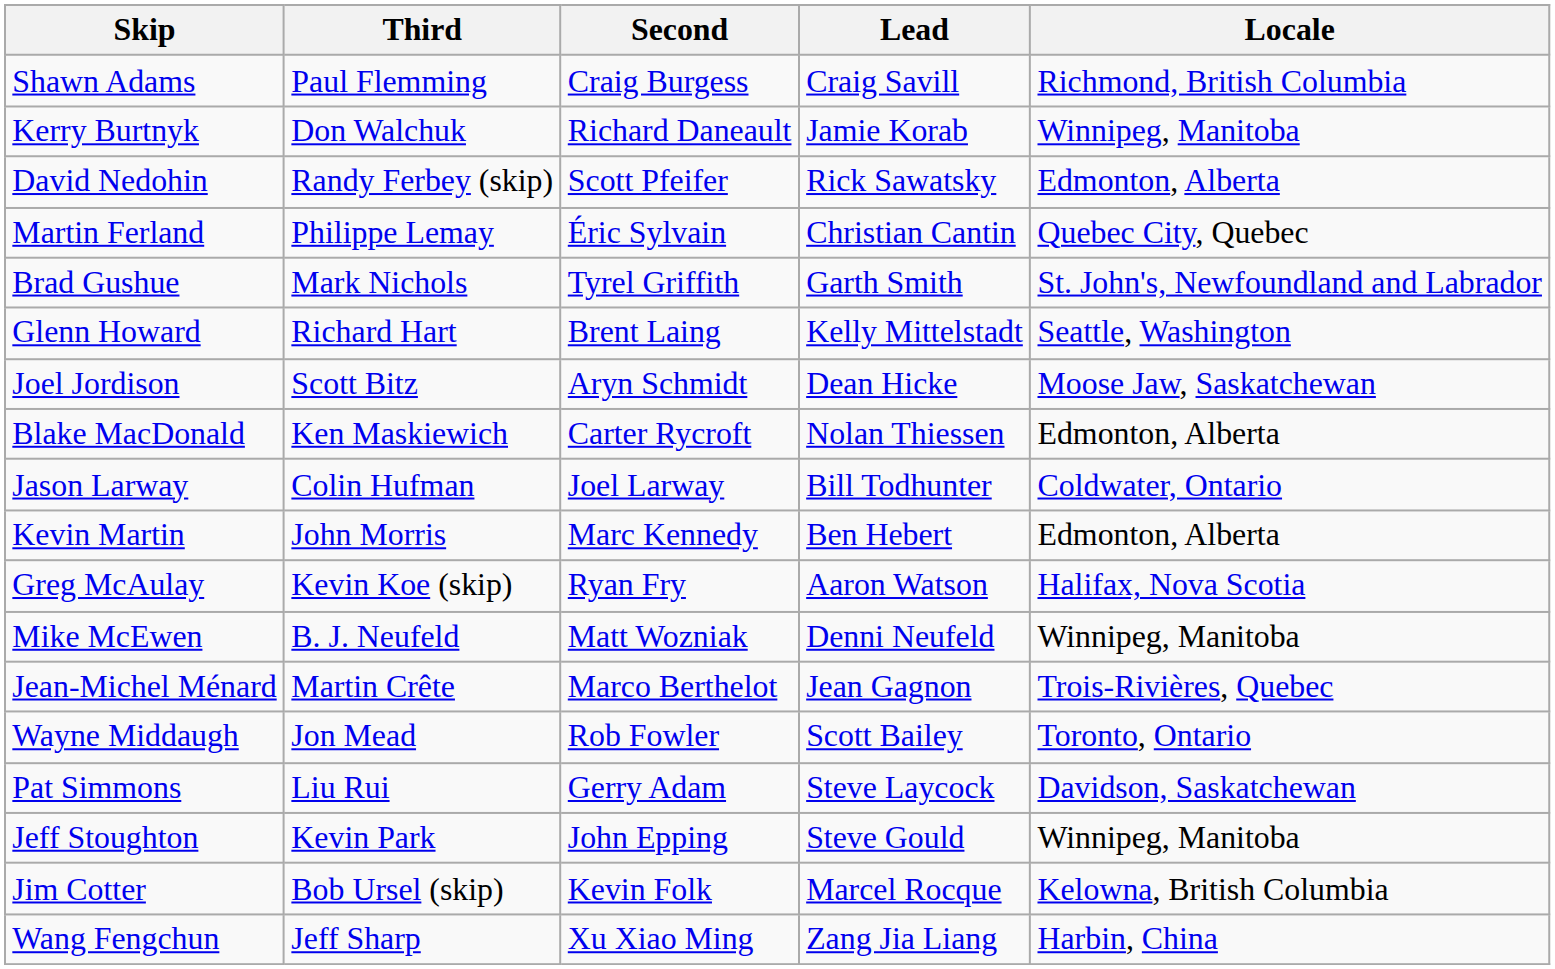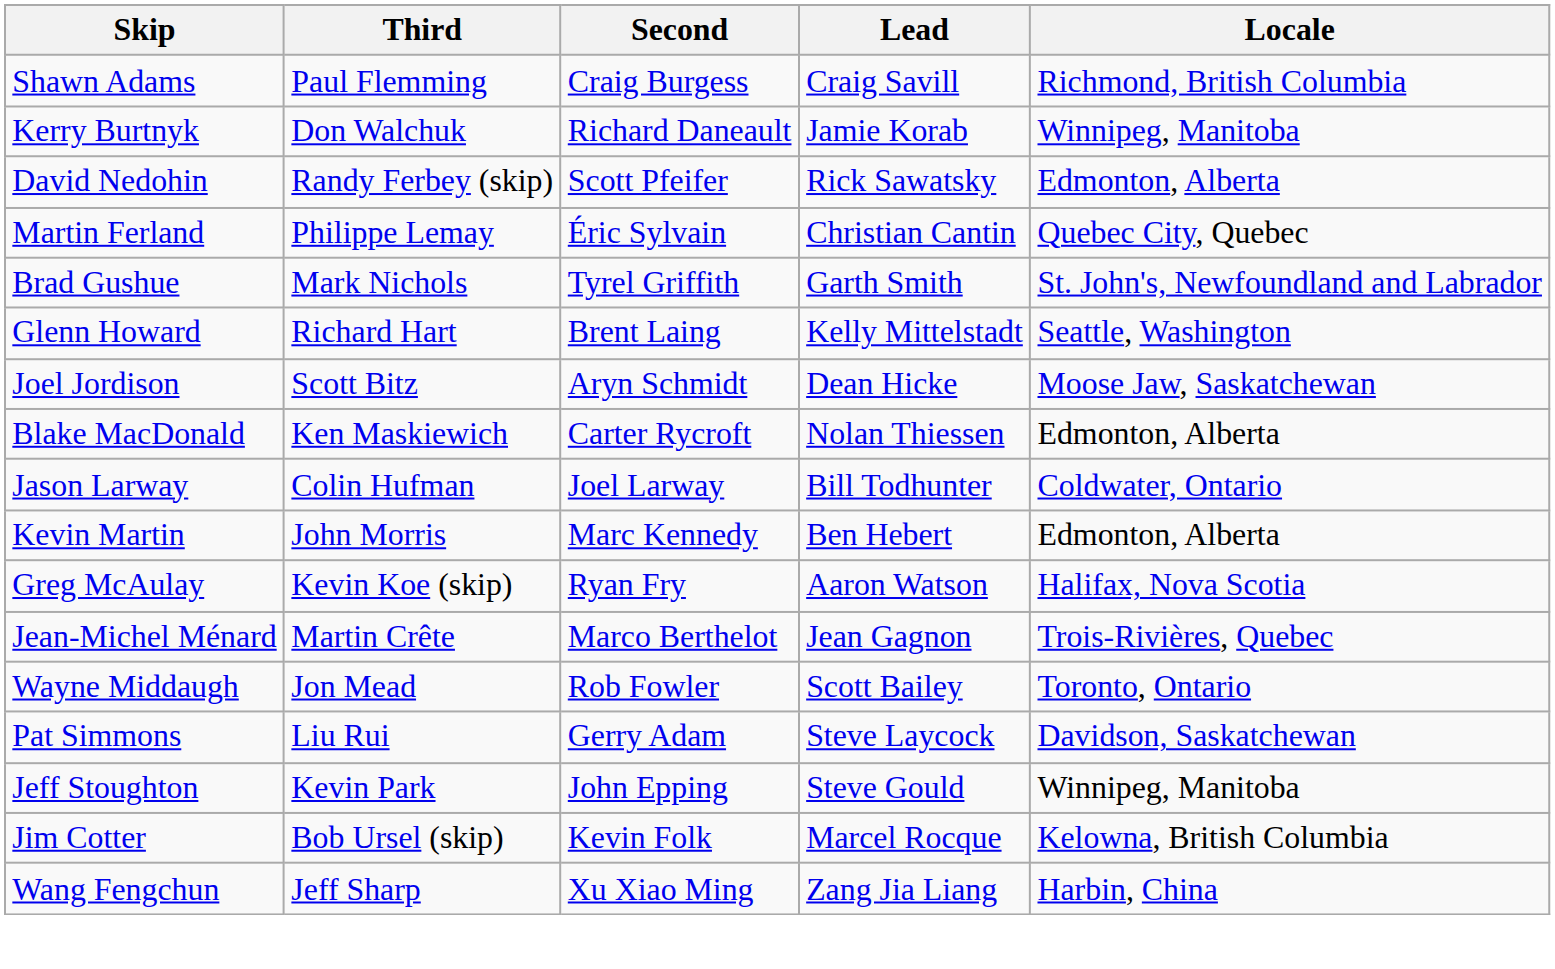- row: (107, 635)
